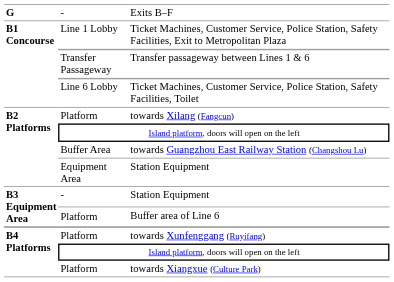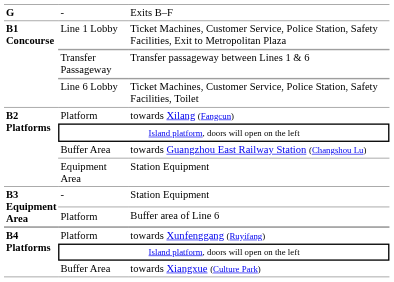(79, 268) Platform -> (85, 268) Buffer Area
